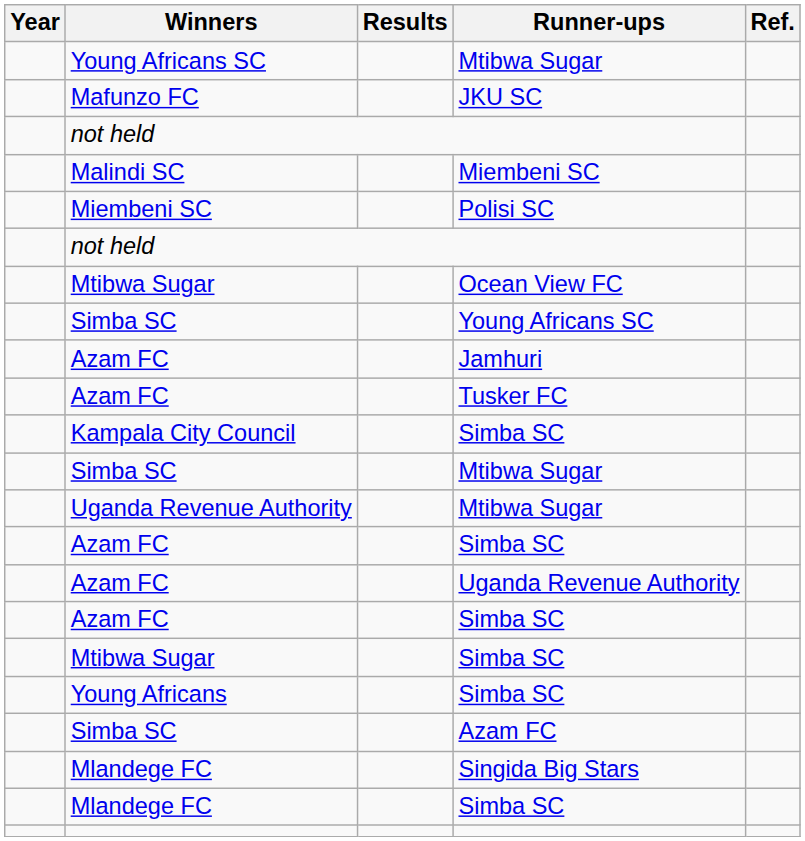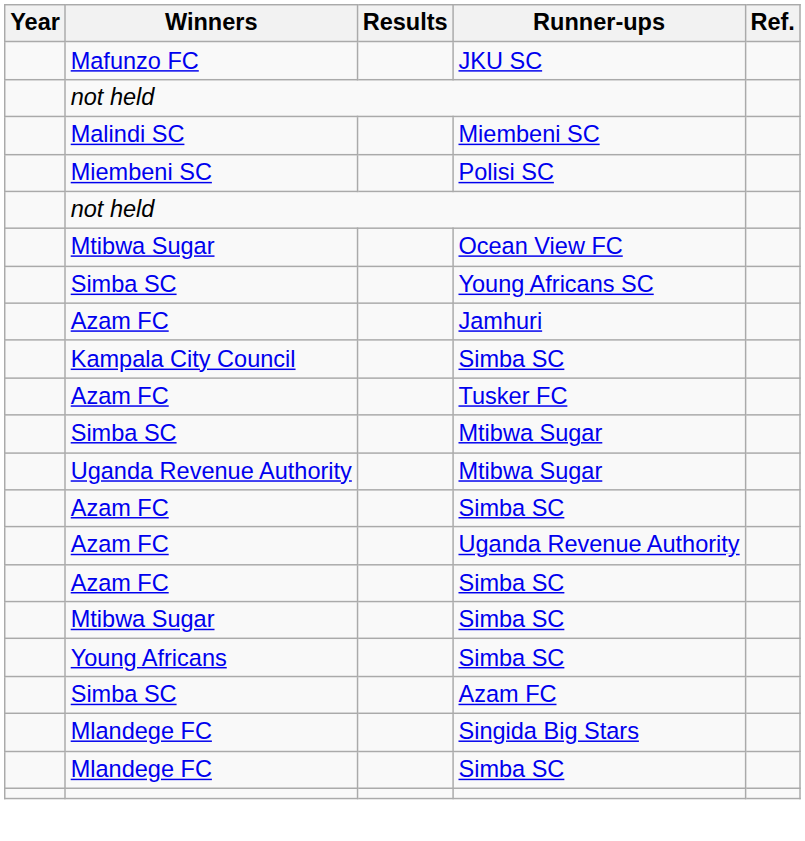- row: (168, 60)
rows swapped: (120, 396) <-> (183, 433)
